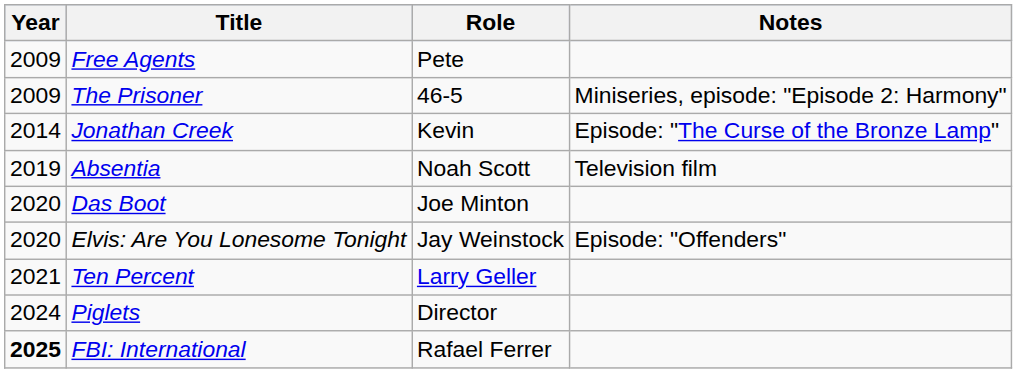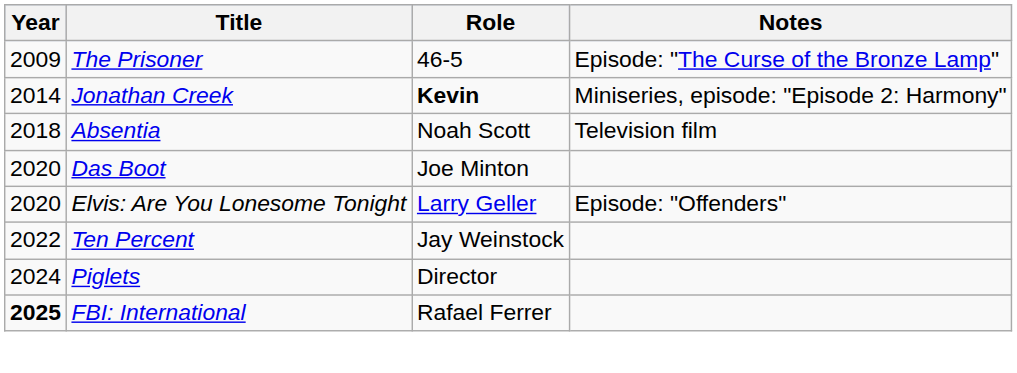- row: (133, 58)
(791, 95) Miniseries, episode: "Episode 2: Harmony" -> (787, 58) Episode: "The Curse of the Bronze Lamp"
(446, 131) normal -> (448, 95) bold
(787, 131) Episode: "The Curse of the Bronze Lamp" -> (791, 95) Miniseries, episode: "Episode 2: Harmony"
(35, 167) 2019 -> (35, 131) 2018
(490, 240) Jay Weinstock -> (477, 204) Larry Geller
(35, 276) 2021 -> (35, 240) 2022
(477, 276) Larry Geller -> (490, 240) Jay Weinstock
